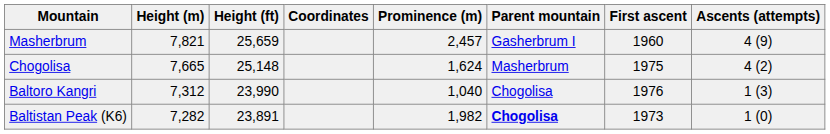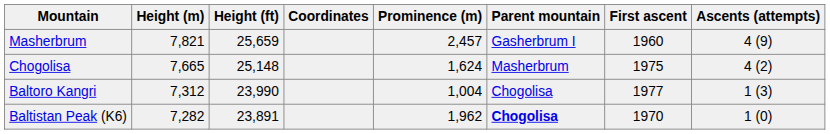(465, 91) 1,040 -> (465, 91) 1,004
(648, 91) 1976 -> (648, 91) 1977
(465, 116) 1,982 -> (465, 116) 1,962
(648, 116) 1973 -> (648, 116) 1970
